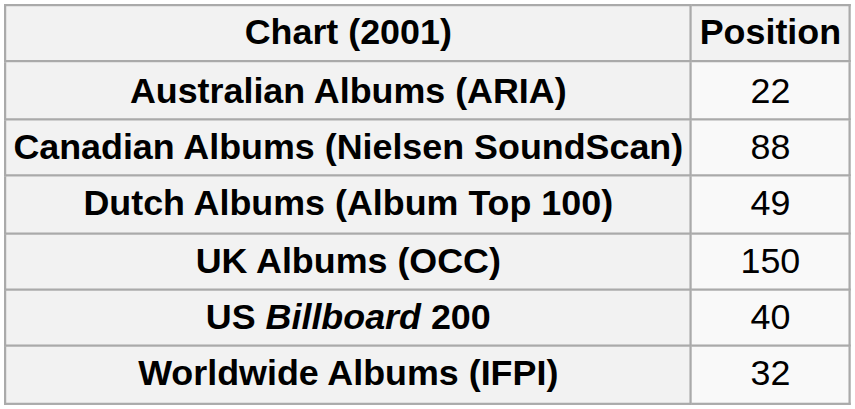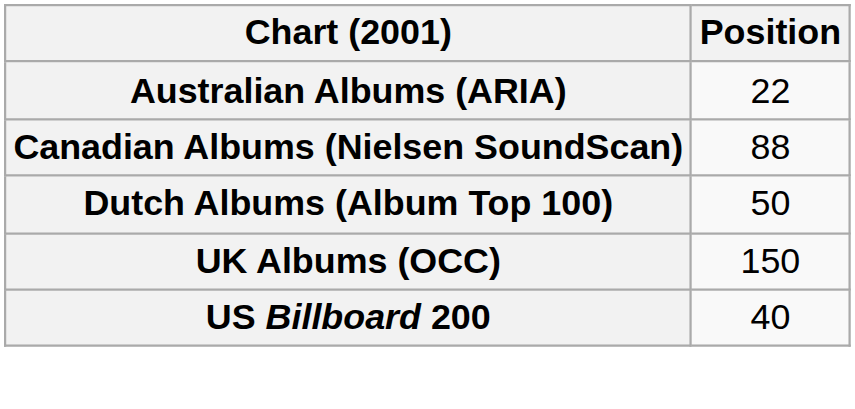(770, 203) 49 -> (770, 203) 50
- row: (348, 373)
